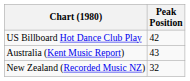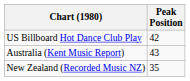(154, 68) 32 -> (154, 68) 35
